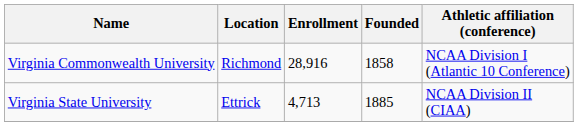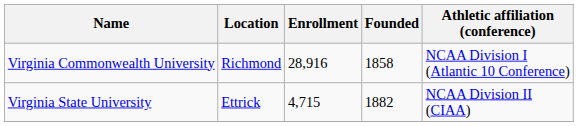(304, 102) 4,713 -> (304, 102) 4,715
(379, 102) 1885 -> (379, 102) 1882
